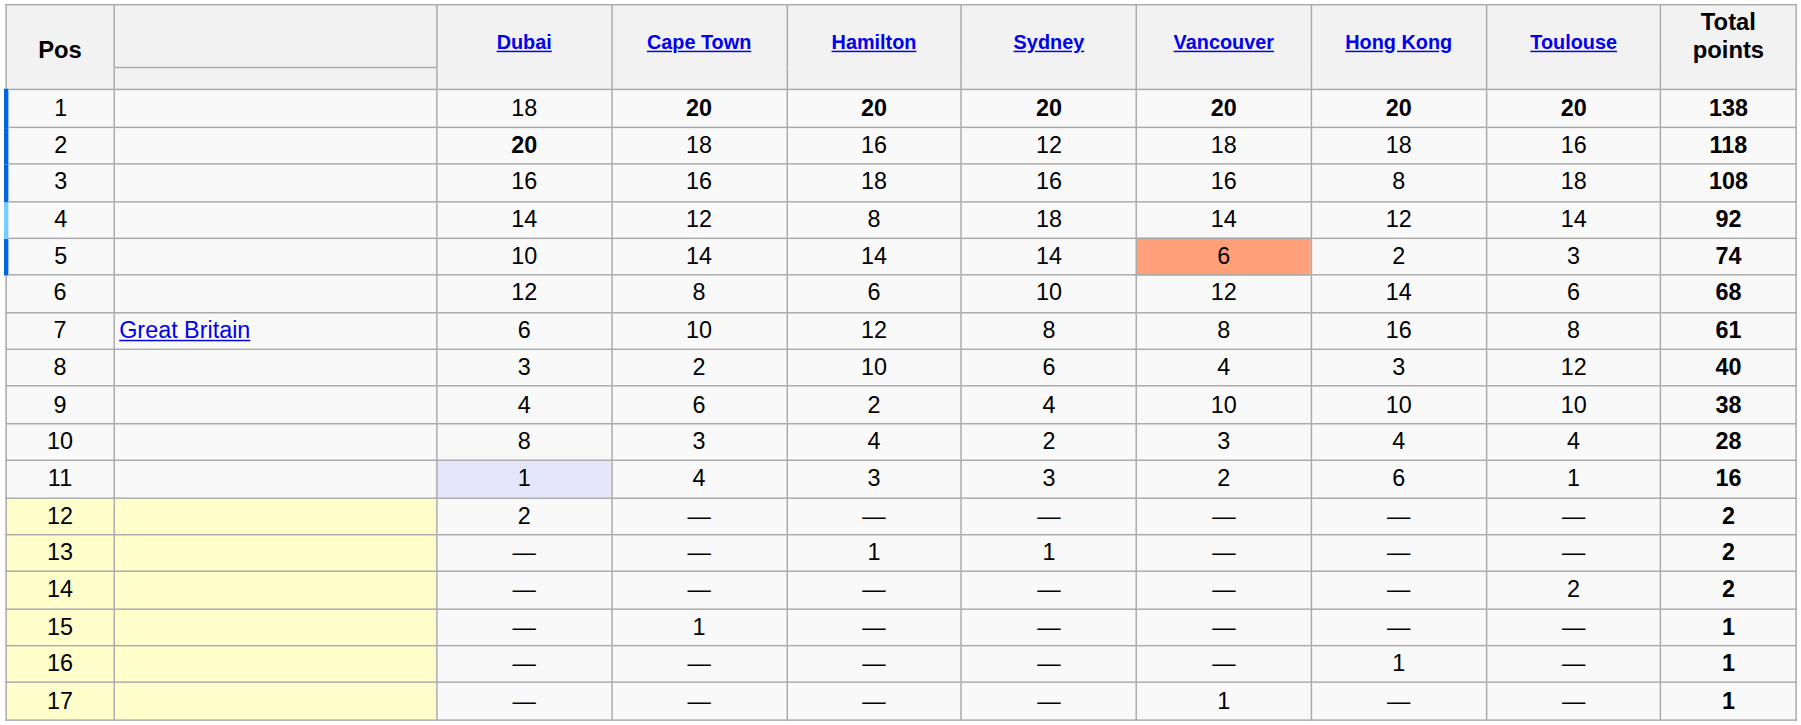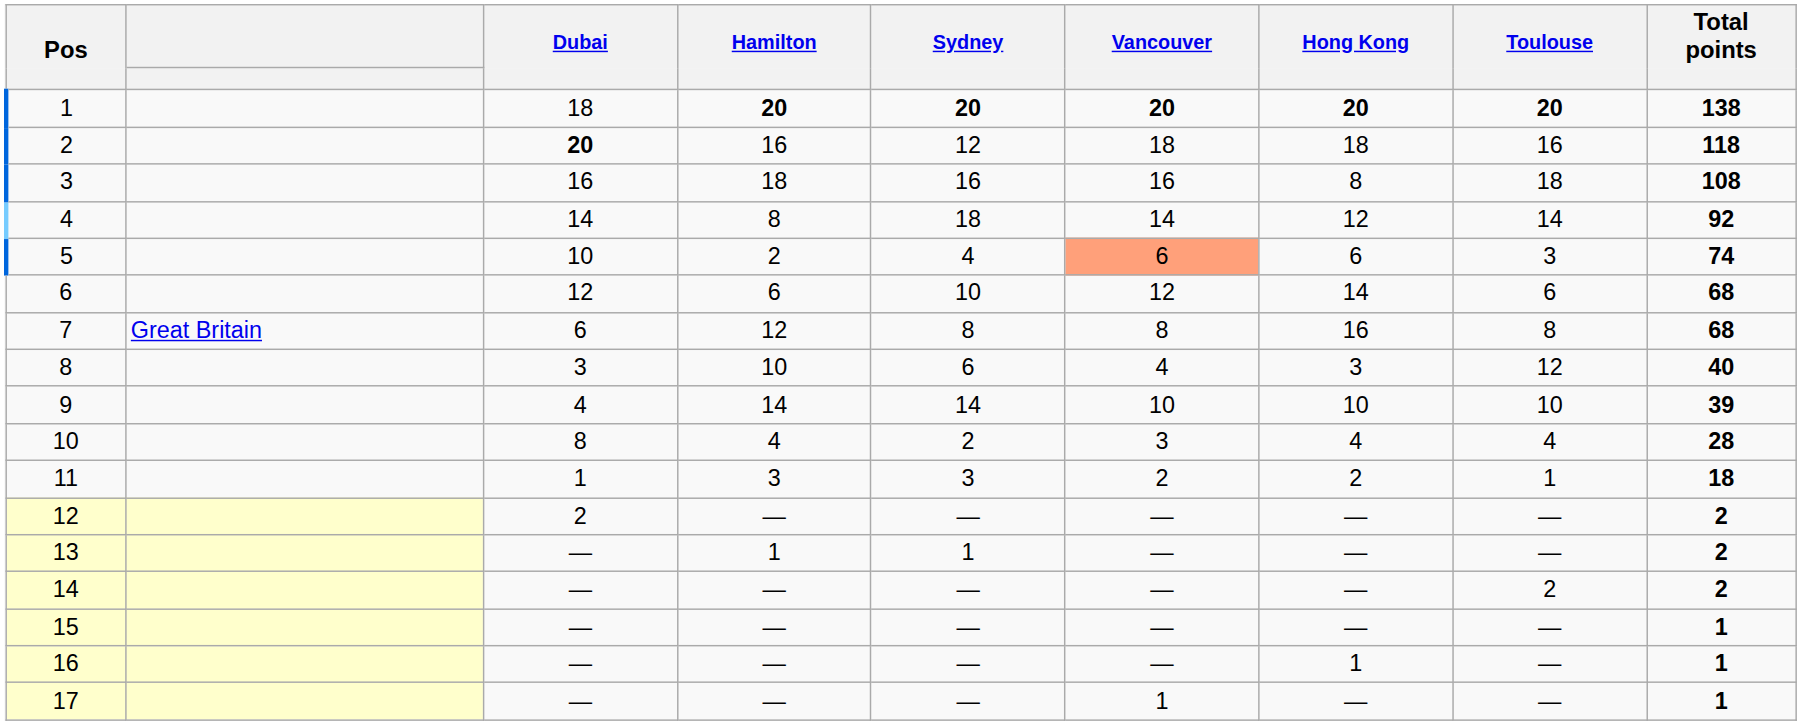- column: (699, 79)
(874, 256) 14 -> (774, 256) 2
(1049, 256) 14 -> (968, 256) 4
(1399, 256) 2 -> (1356, 256) 6
(1728, 330) 61 -> (1721, 330) 68
(874, 404) 2 -> (774, 404) 14
(1049, 404) 4 -> (968, 404) 14
(1728, 404) 38 -> (1721, 404) 39
(524, 478) lavender background -> (580, 478) no background
(1399, 478) 6 -> (1356, 478) 2
(1728, 478) 16 -> (1721, 478) 18
